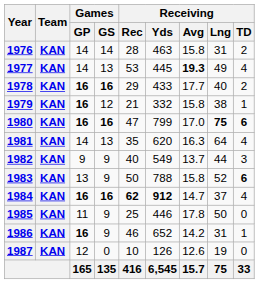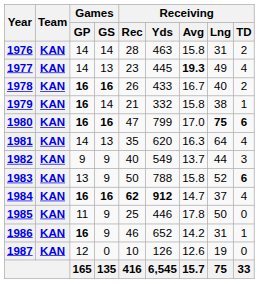(132, 68) 53 -> (132, 68) 23
(132, 86) 29 -> (132, 86) 26
(193, 86) 17.7 -> (193, 86) 16.7
(107, 104) 12 -> (107, 104) 14
